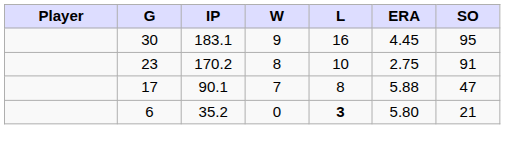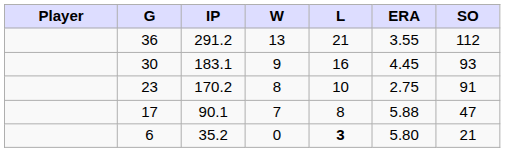+ row: (150, 40)
(468, 40) 95 -> (468, 64) 93
